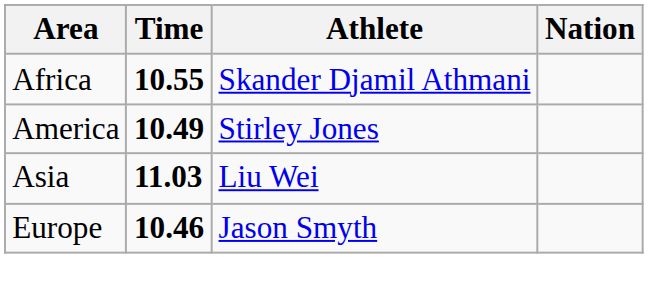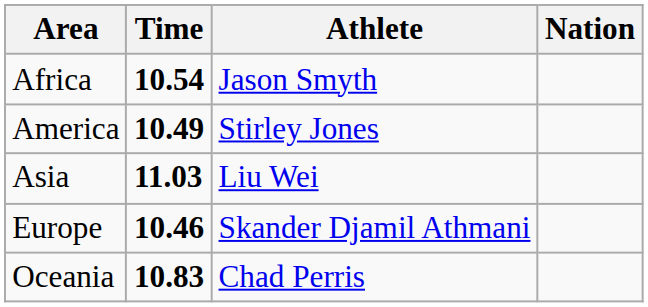(169, 78) 10.55 -> (169, 78) 10.54
(375, 78) Skander Djamil Athmani -> (298, 78) Jason Smyth
(298, 227) Jason Smyth -> (375, 227) Skander Djamil Athmani
+ row: (63, 276)
